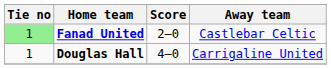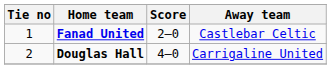(29, 34) lightgreen background -> (29, 34) no background
(29, 54) 1 -> (29, 54) 2
